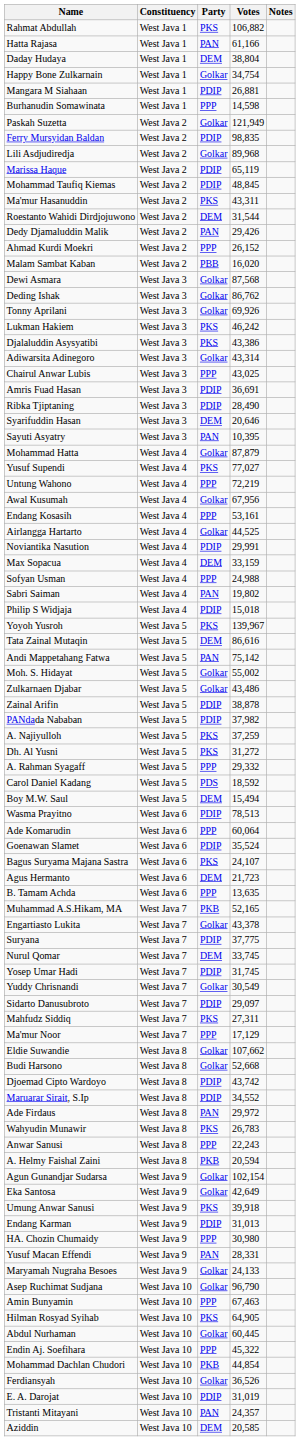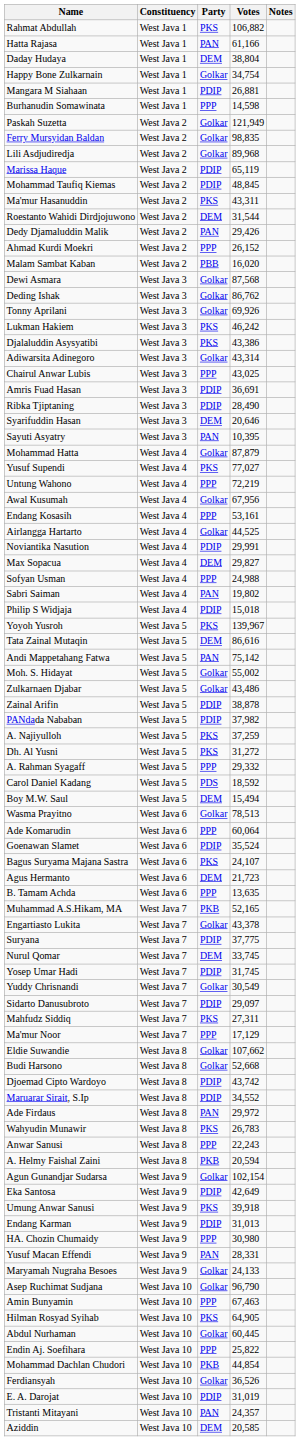(211, 138) PDIP -> (214, 138) Golkar
(246, 563) 33,159 -> (246, 563) 29,827
(211, 814) PDIP -> (214, 814) Golkar
(214, 1192) Golkar -> (211, 1192) PDIP
(246, 1349) 45,322 -> (246, 1349) 25,822
